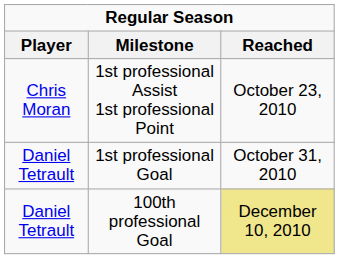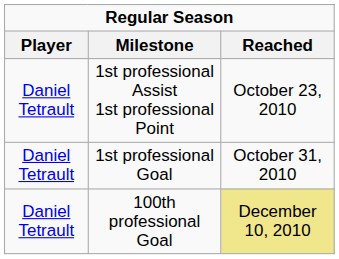(46, 100) Chris Moran -> (46, 100) Daniel Tetrault
